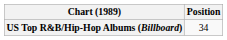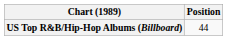(204, 27) 34 -> (204, 27) 44
